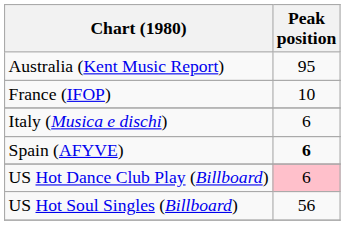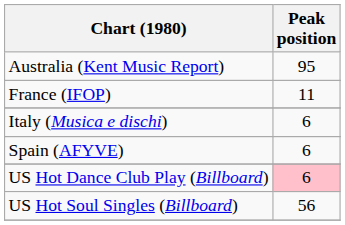(306, 94) 10 -> (306, 94) 11
(306, 149) bold -> (306, 149) normal
